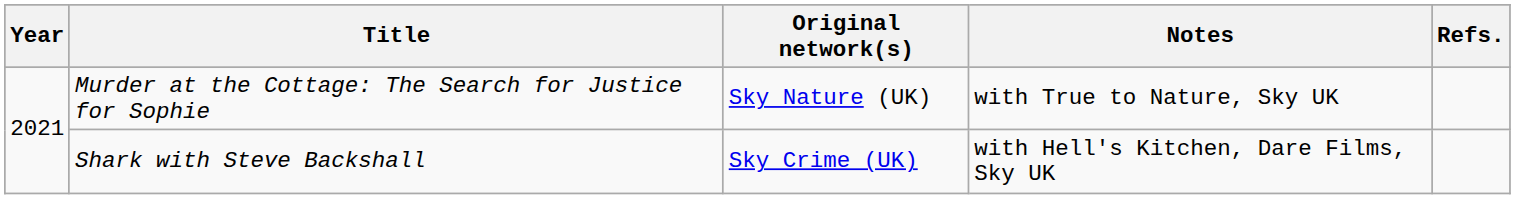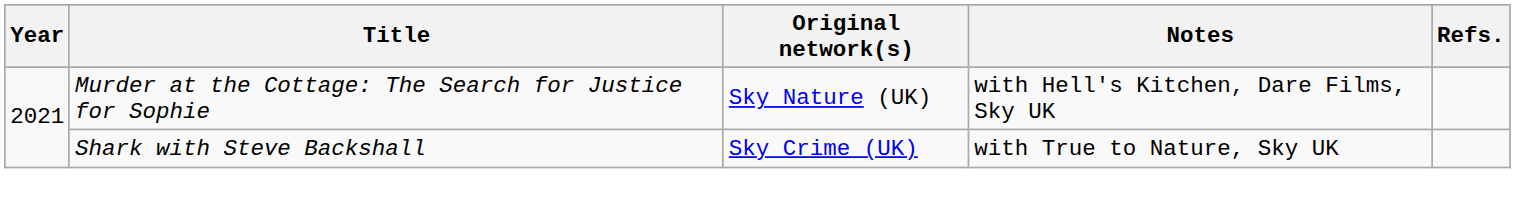(1157, 99) with True to Nature, Sky UK -> (1190, 99) with Hell's Kitchen, Dare Films, Sky UK
(1190, 161) with Hell's Kitchen, Dare Films, Sky UK -> (1157, 148) with True to Nature, Sky UK
